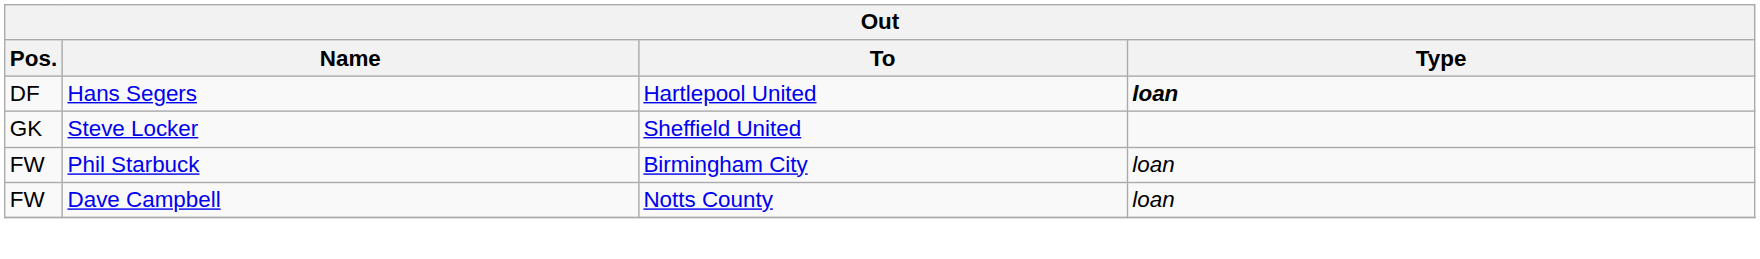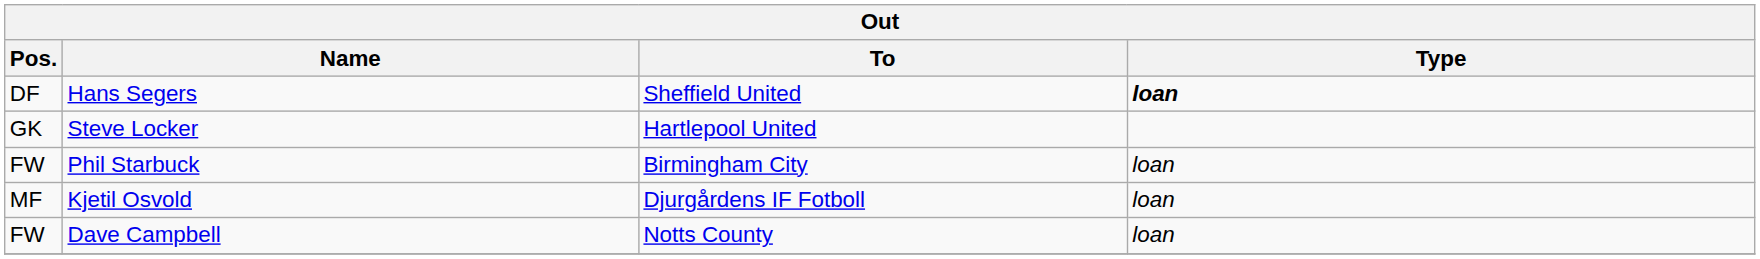(730, 93) Hartlepool United -> (722, 93) Sheffield United
(722, 128) Sheffield United -> (730, 128) Hartlepool United
+ row: (130, 199)
